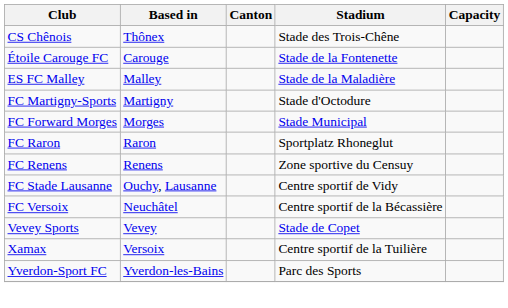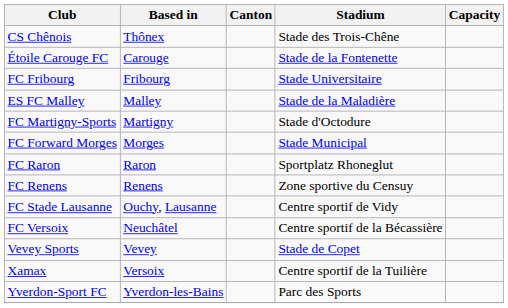+ row: (41, 79)
